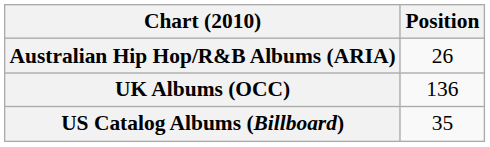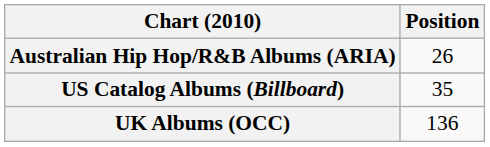rows swapped: (203, 89) <-> (203, 123)
